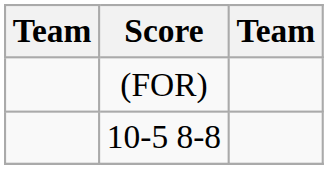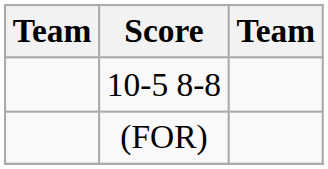rows swapped: (164, 137) <-> (164, 84)
